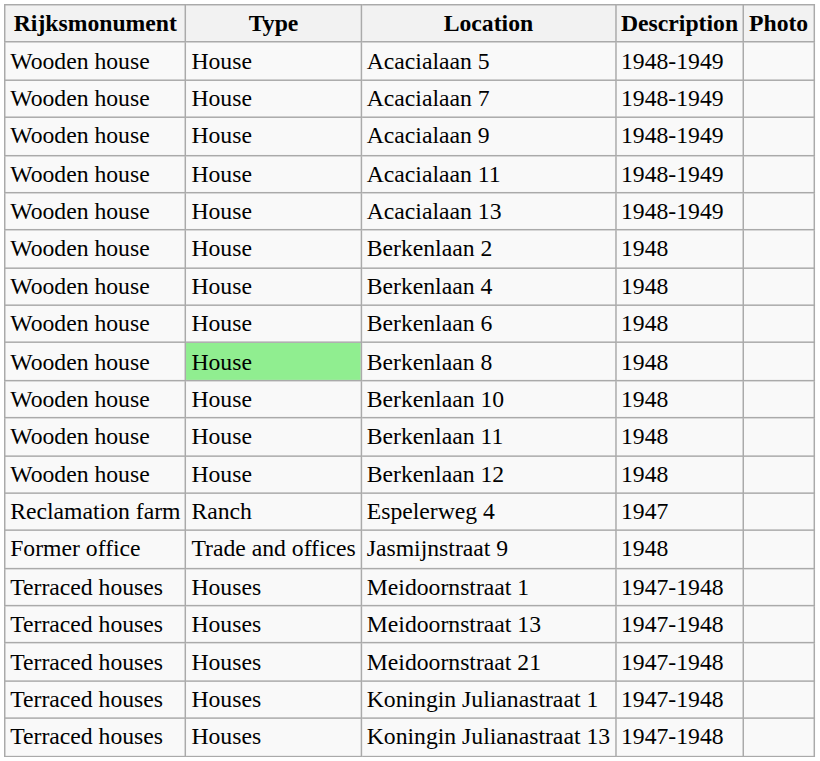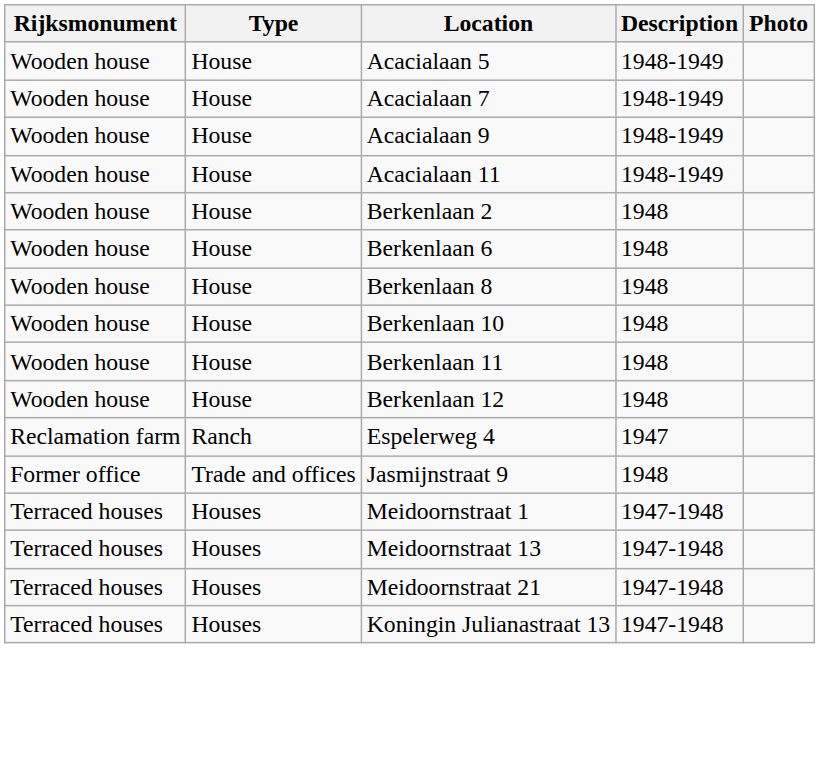- row: (434, 211)
- row: (430, 286)
(222, 361) lightgreen background -> (222, 286) no background
- row: (482, 699)
